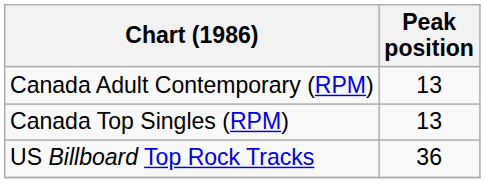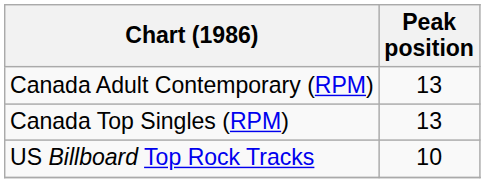(429, 158) 36 -> (429, 158) 10
